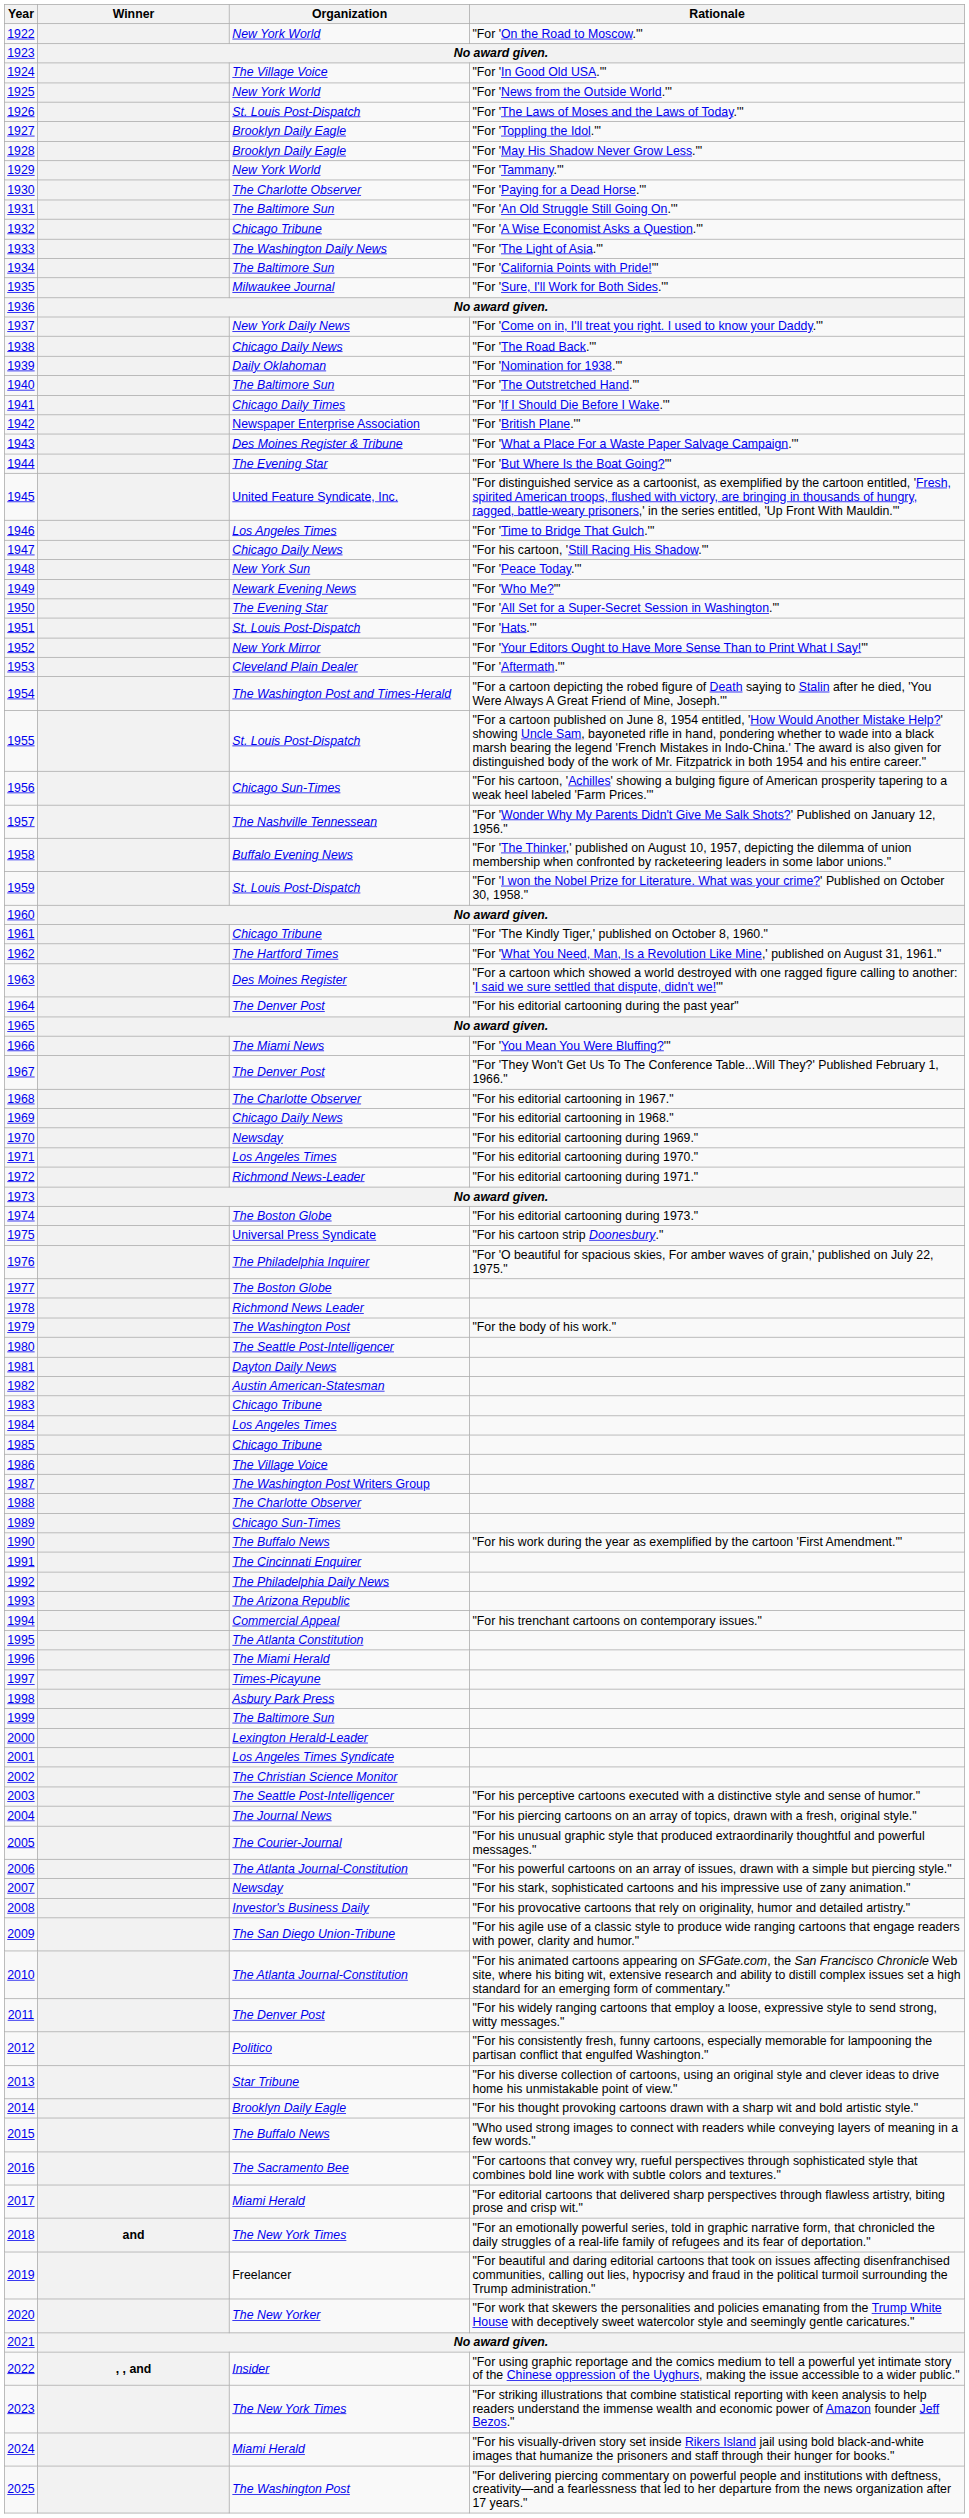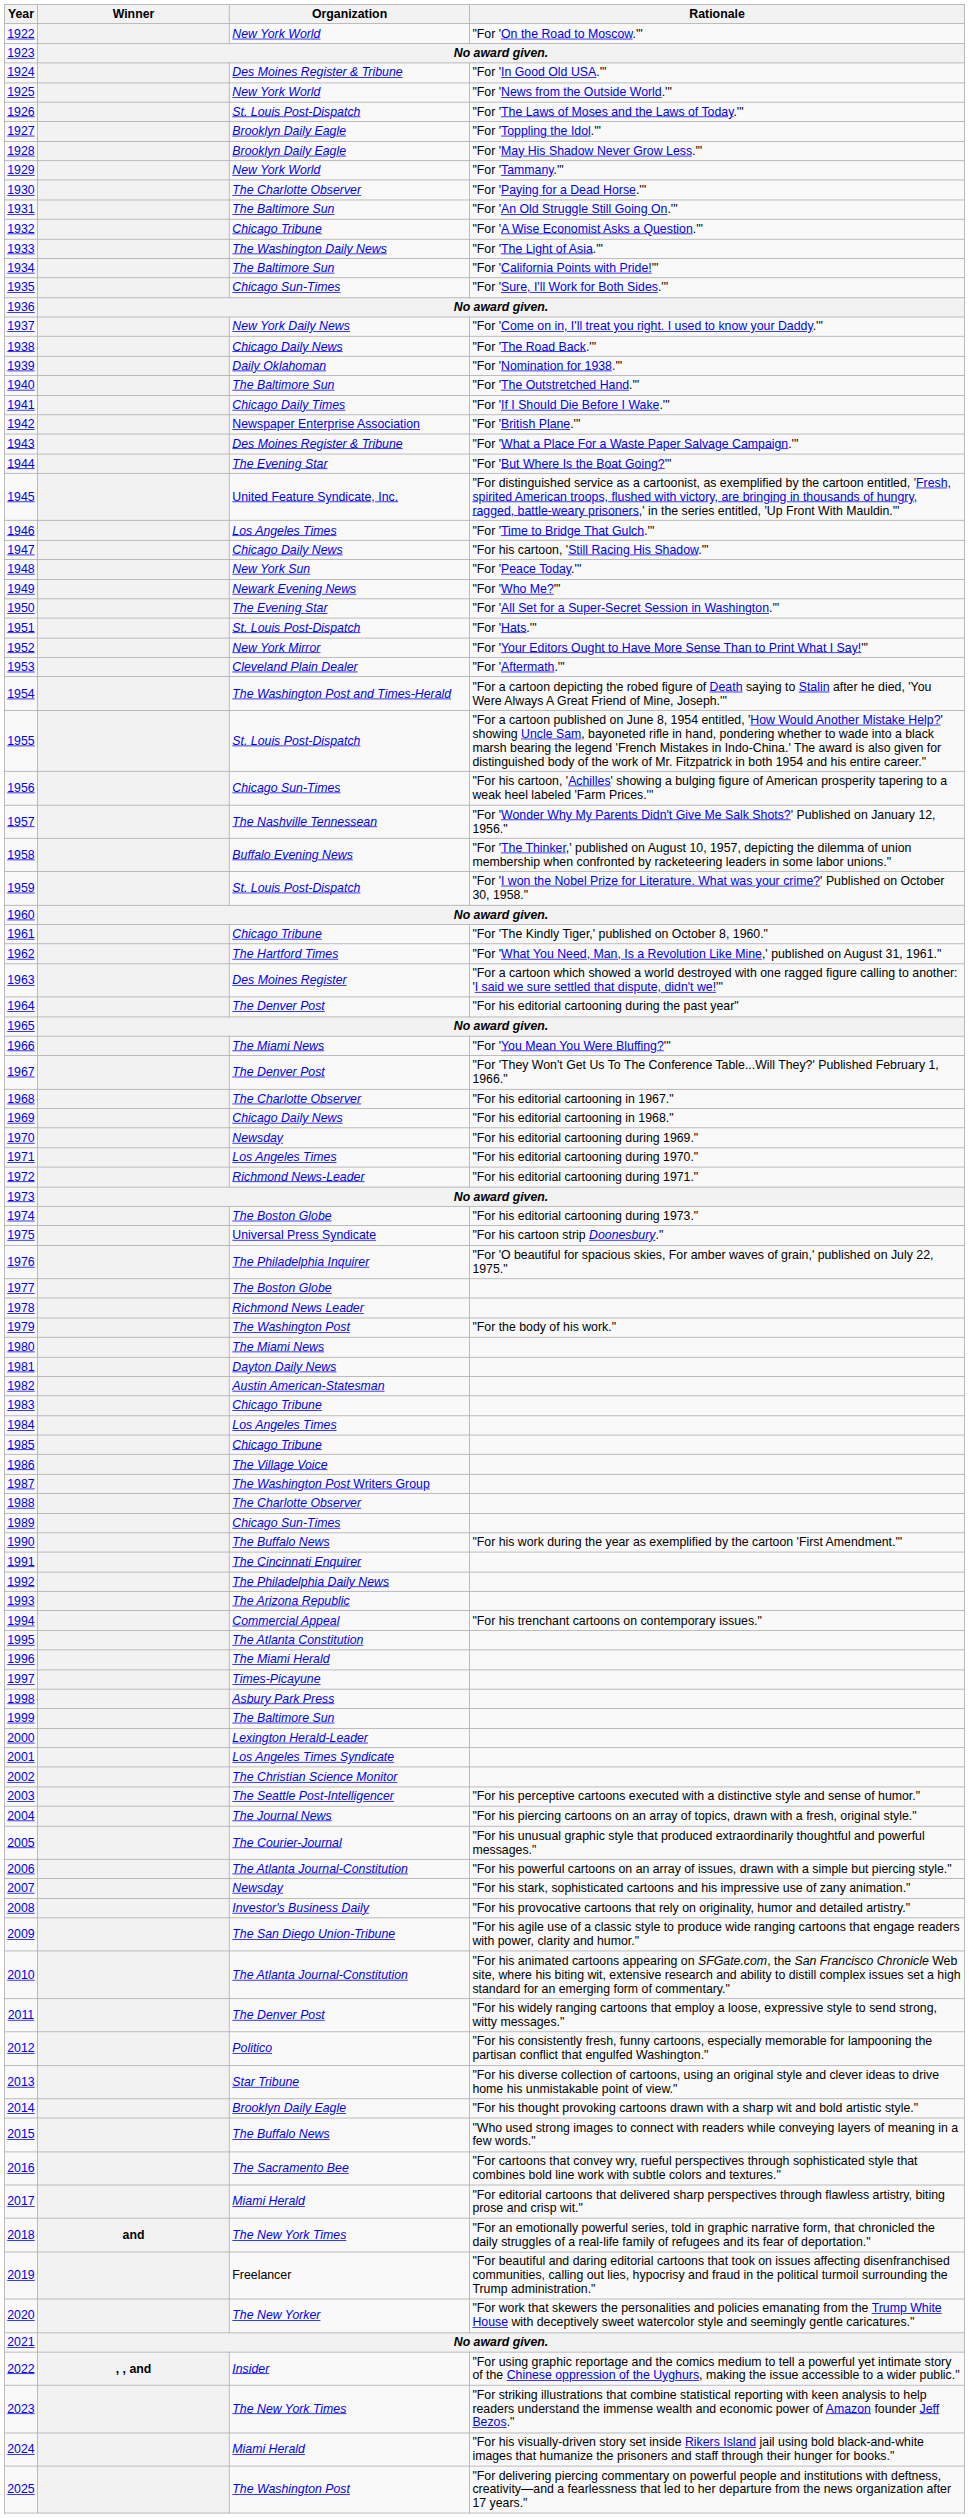(280, 72) The Village Voice -> (317, 72) Des Moines Register & Tribune
(283, 287) Milwaukee Journal -> (286, 287) Chicago Sun-Times
(313, 1347) The Seattle Post-Intelligencer -> (278, 1347) The Miami News
